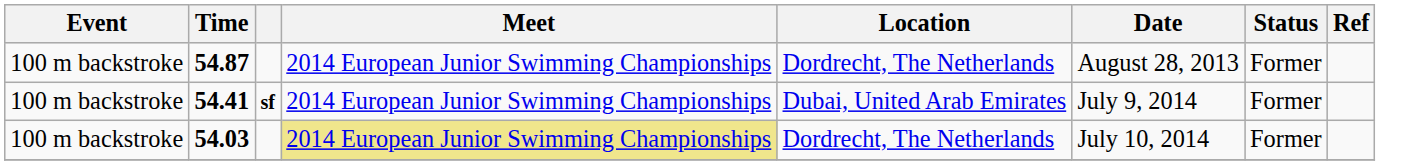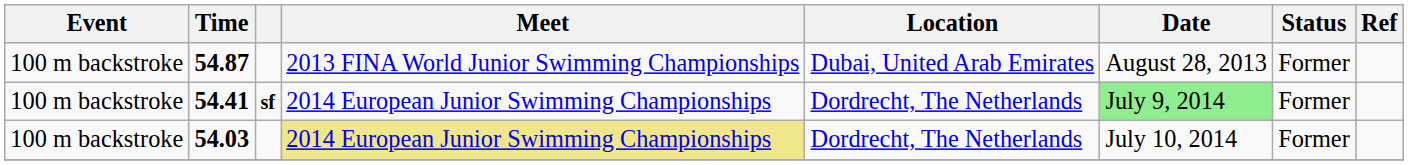(529, 62) 2014 European Junior Swimming Championships -> (543, 62) 2013 FINA World Junior Swimming Championships
(918, 62) Dordrecht, The Netherlands -> (952, 62) Dubai, United Arab Emirates
(924, 100) Dubai, United Arab Emirates -> (946, 100) Dordrecht, The Netherlands
(1137, 100) no background -> (1165, 100) lightgreen background
